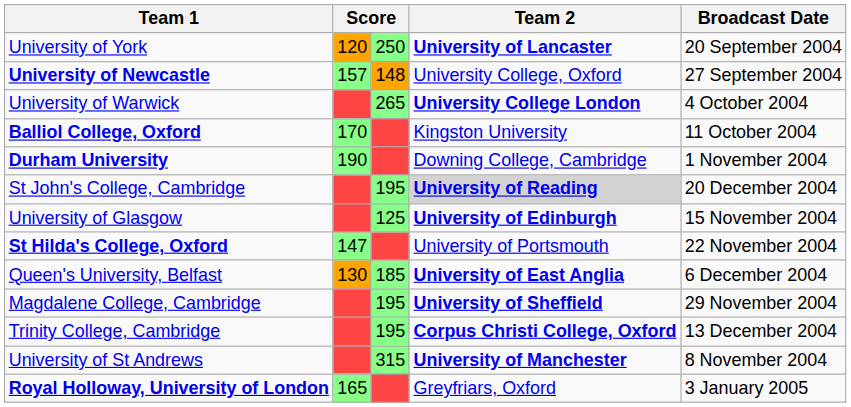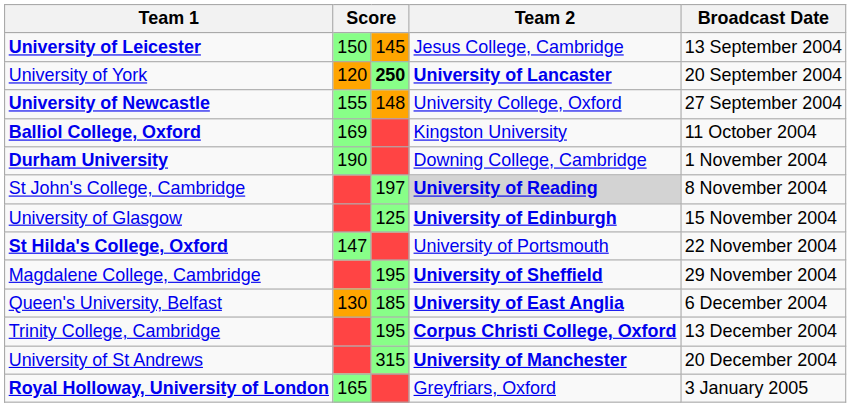+ row: (105, 47)
(390, 47) normal -> (390, 75) bold
(352, 75) 157 -> (352, 103) 155
- row: (94, 103)
(352, 132) 170 -> (352, 132) 169
(390, 189) 195 -> (390, 189) 197
(761, 189) 20 December 2004 -> (756, 189) 8 November 2004
rows swapped: (135, 302) <-> (115, 274)
(756, 359) 8 November 2004 -> (761, 359) 20 December 2004
